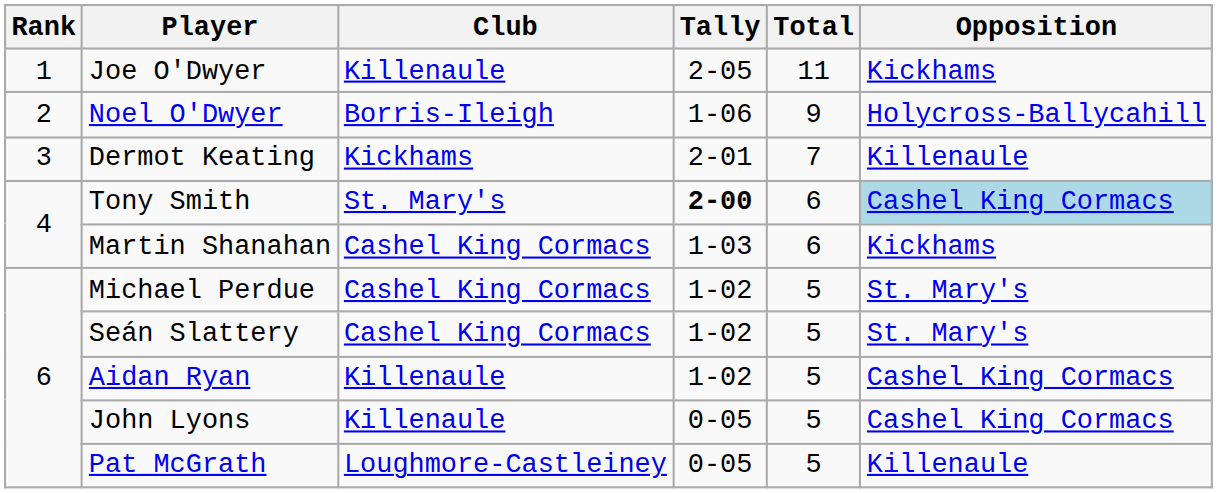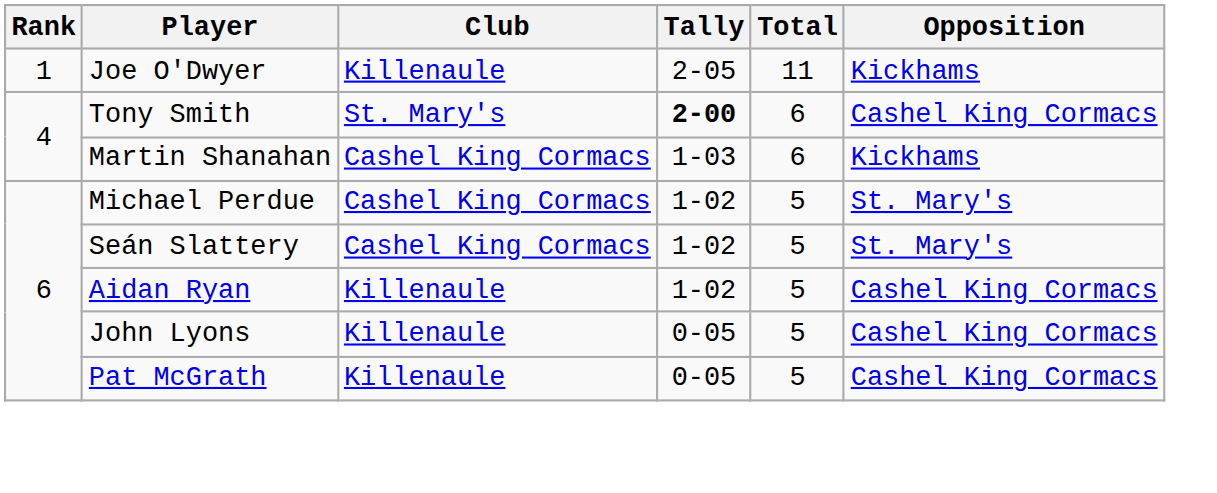- row: (186, 115)
- row: (202, 159)
(1020, 202) lightblue background -> (1004, 115) no background
(505, 466) Loughmore-Castleiney -> (425, 378) Killenaule
(948, 466) Killenaule -> (1004, 378) Cashel King Cormacs
